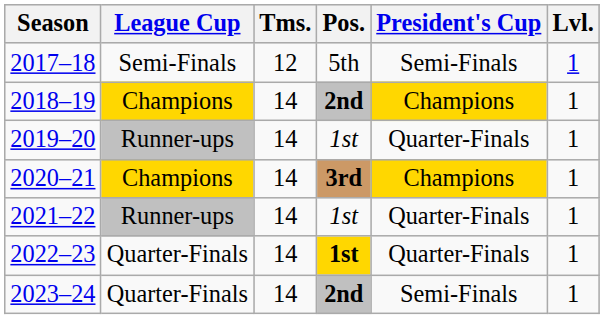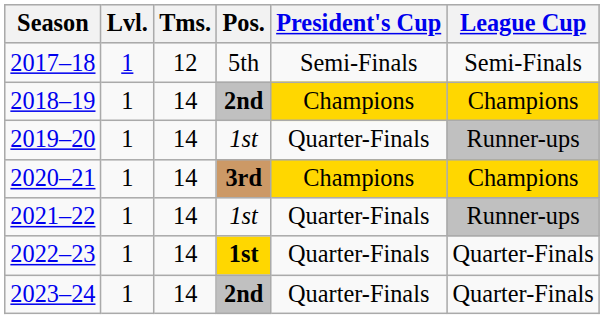columns swapped: (573, 23) <-> (177, 23)
(459, 293) Semi-Finals -> (359, 293) Quarter-Finals
